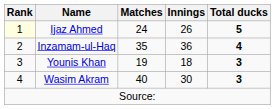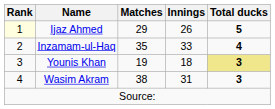(142, 29) 24 -> (142, 29) 29
(186, 46) 36 -> (186, 46) 33
(239, 63) no background -> (239, 63) khaki background
(142, 79) 40 -> (142, 79) 38
(186, 79) 30 -> (186, 79) 31
